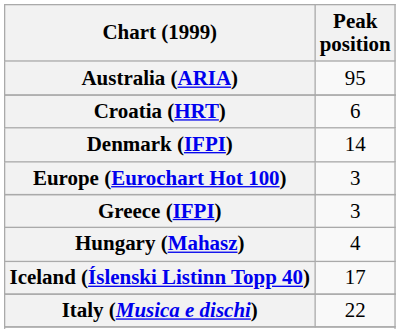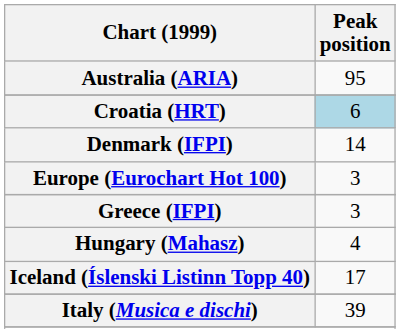(355, 111) no background -> (355, 111) lightblue background
(355, 310) 22 -> (355, 310) 39
